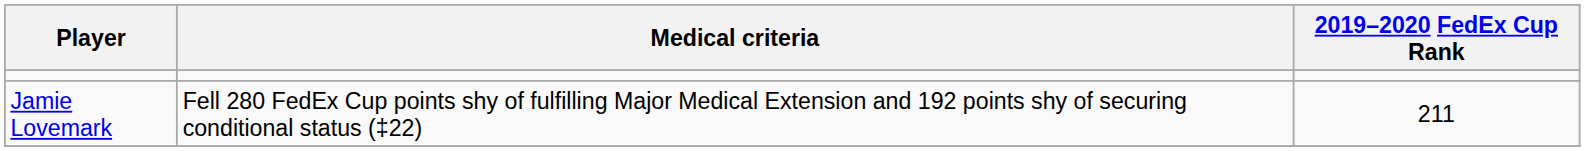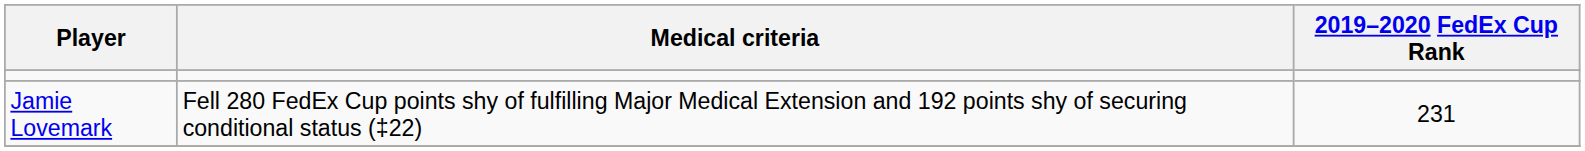(1436, 114) 211 -> (1436, 114) 231
